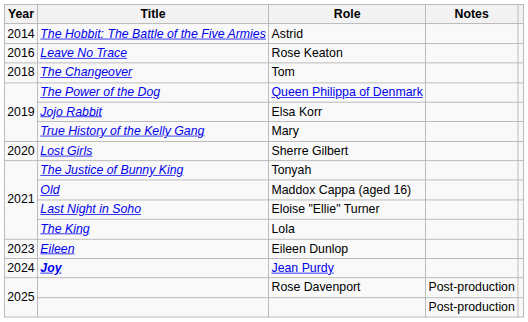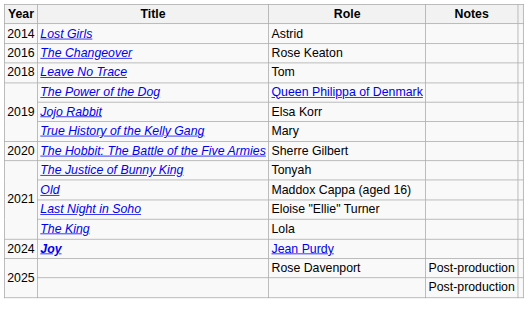(153, 33) The Hobbit: The Battle of the Five Armies -> (66, 33) Lost Girls
(84, 53) Leave No Trace -> (86, 53) The Changeover
(86, 72) The Changeover -> (84, 72) Leave No Trace
(66, 151) Lost Girls -> (153, 151) The Hobbit: The Battle of the Five Armies
- row: (310, 248)
